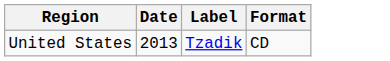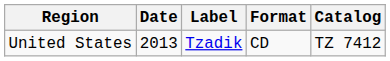+ column: (348, 18)
